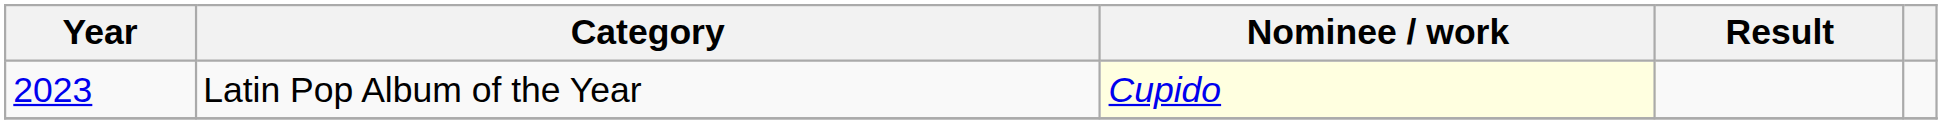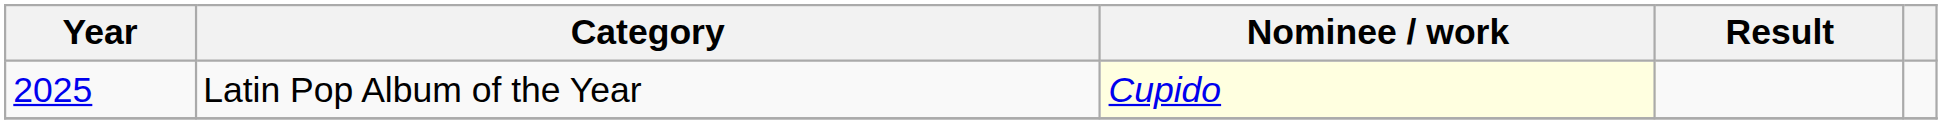(53, 88) 2023 -> (53, 88) 2025
